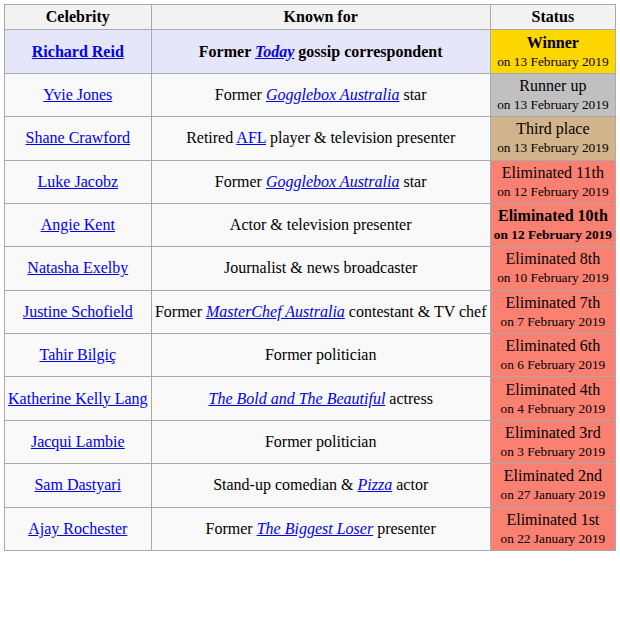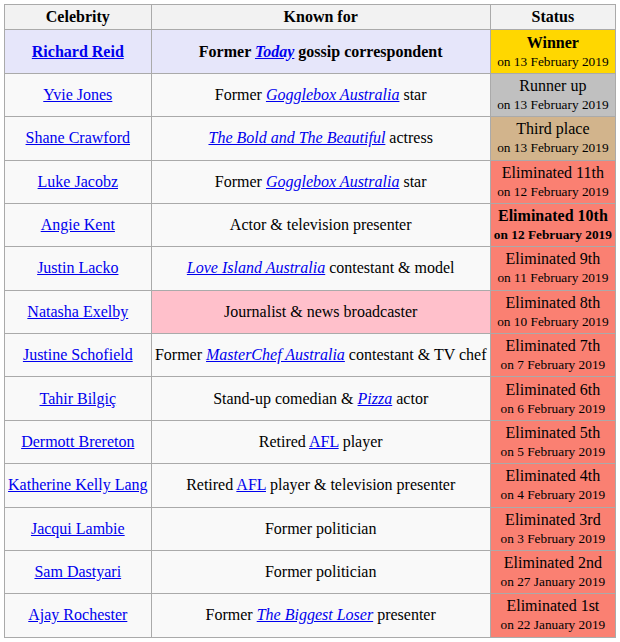(321, 138) Retired AFL player & television presenter -> (321, 138) The Bold and The Beautiful actress
+ row: (78, 268)
(321, 268) no background -> (321, 311) pink background
(321, 355) Former politician -> (321, 398) Stand-up comedian & Pizza actor
+ row: (78, 441)
(321, 398) The Bold and The Beautiful actress -> (321, 485) Retired AFL player & television presenter
(321, 485) Stand-up comedian & Pizza actor -> (321, 572) Former politician
